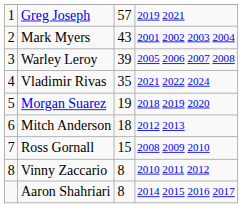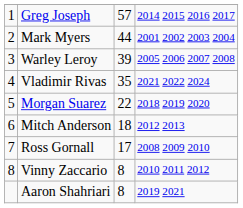(161, 15) 2019 2021 -> (186, 15) 2014 2015 2016 2017
(124, 37) 43 -> (124, 37) 44
(124, 103) 19 -> (124, 103) 22
(124, 147) 15 -> (124, 147) 17
(186, 192) 2014 2015 2016 2017 -> (161, 192) 2019 2021
